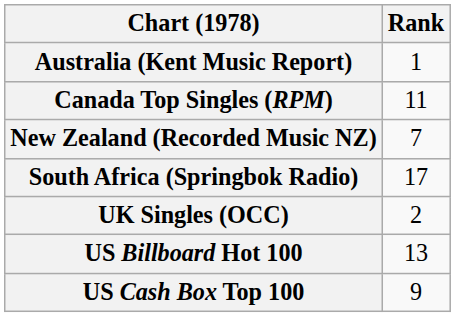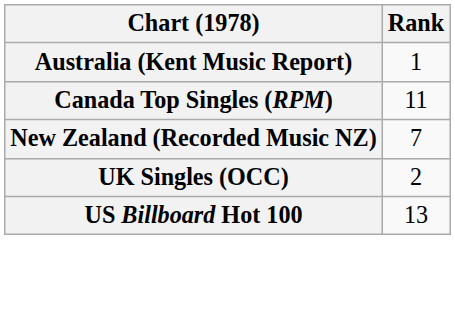- row: (194, 176)
- row: (194, 291)
